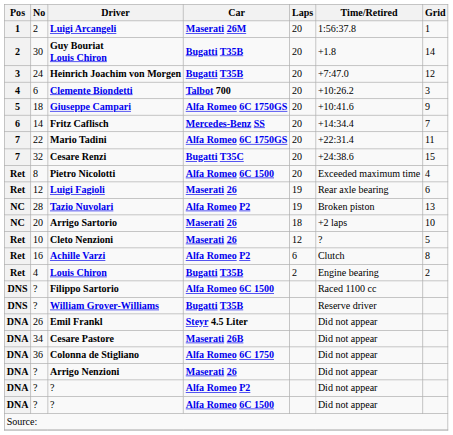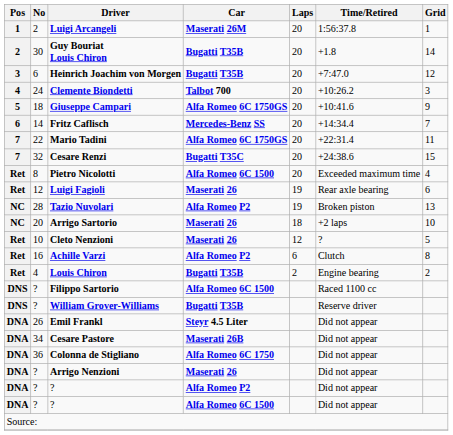(38, 74) 24 -> (36, 74) 6
(36, 91) 6 -> (38, 91) 24
